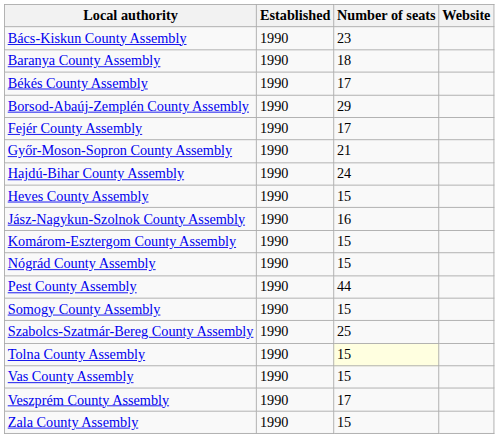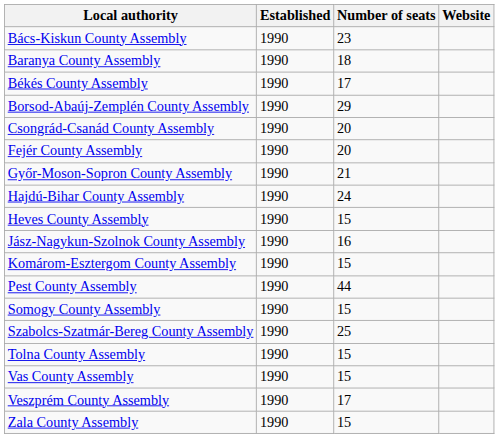+ row: (111, 128)
(344, 128) 17 -> (344, 151) 20
- row: (82, 264)
(344, 354) lightyellow background -> (344, 354) no background
